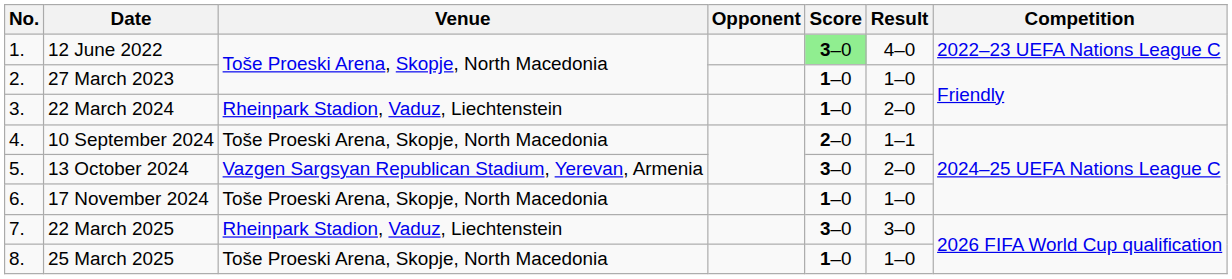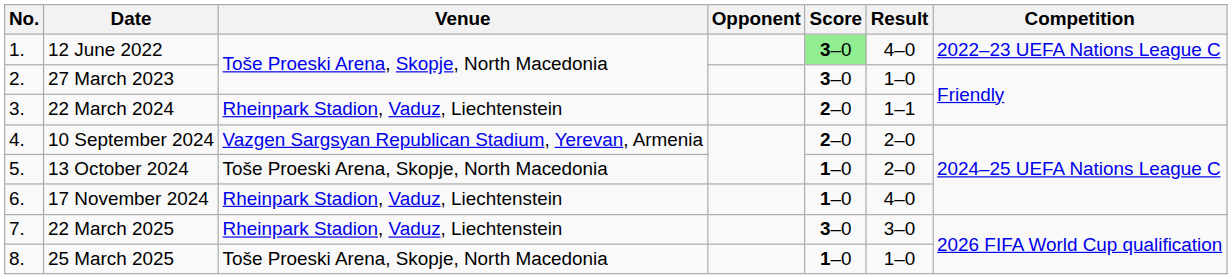(836, 79) 1–0 -> (836, 79) 3–0
(836, 109) 1–0 -> (836, 109) 2–0
(900, 109) 2–0 -> (900, 109) 1–1
(415, 139) Toše Proeski Arena, Skopje, North Macedonia -> (463, 139) Vazgen Sargsyan Republican Stadium, Yerevan, Armenia
(900, 139) 1–1 -> (900, 139) 2–0
(463, 169) Vazgen Sargsyan Republican Stadium, Yerevan, Armenia -> (415, 169) Toše Proeski Arena, Skopje, North Macedonia
(836, 169) 3–0 -> (836, 169) 1–0
(415, 199) Toše Proeski Arena, Skopje, North Macedonia -> (392, 199) Rheinpark Stadion, Vaduz, Liechtenstein
(900, 199) 1–0 -> (900, 199) 4–0
